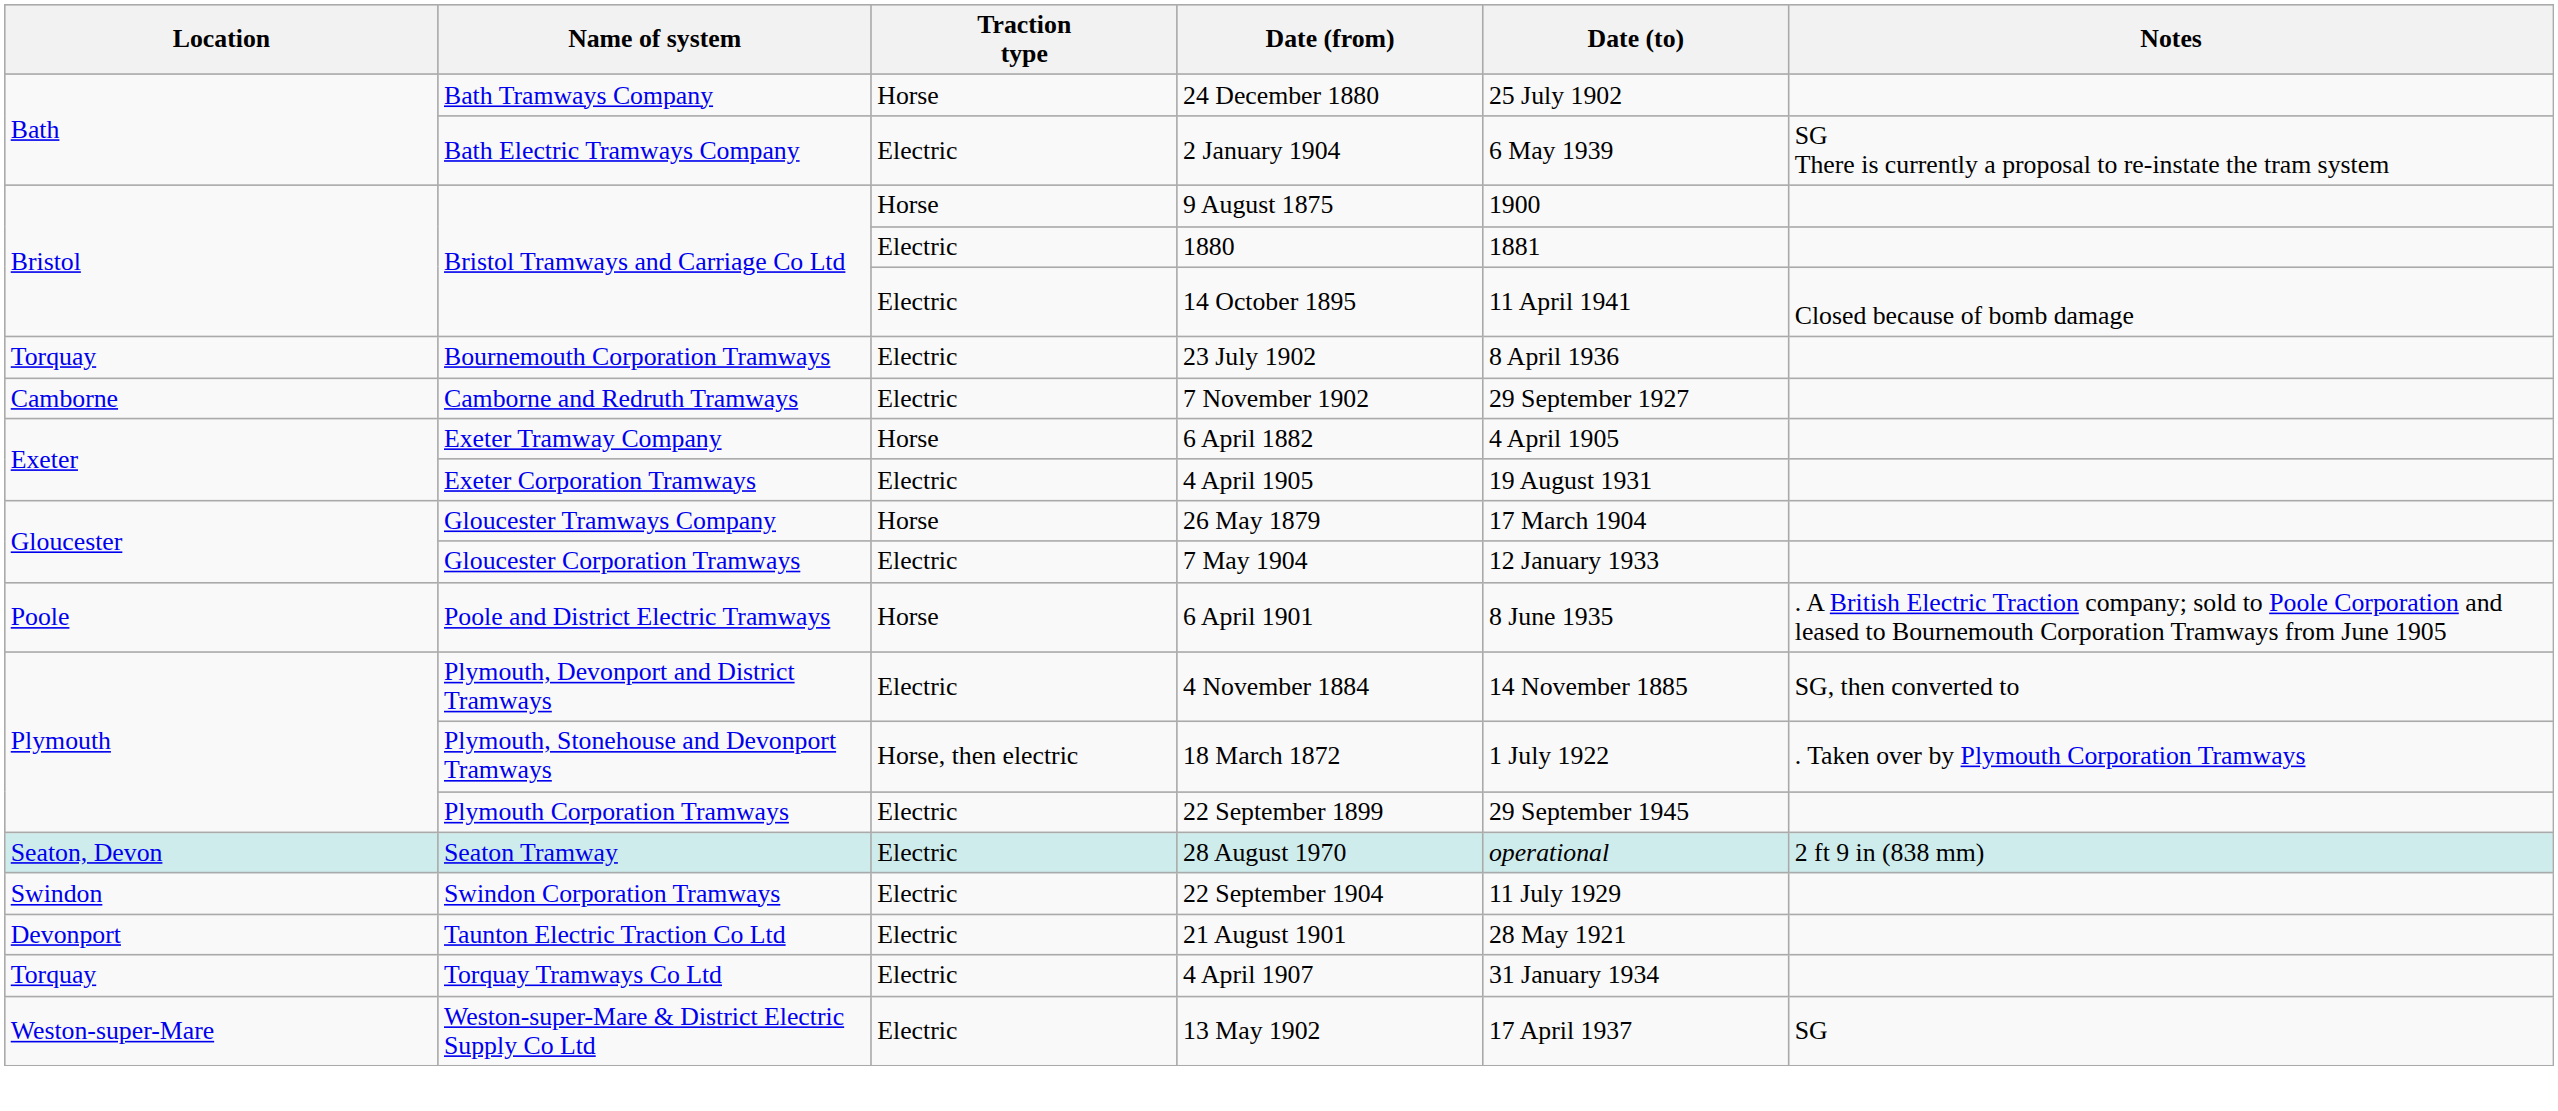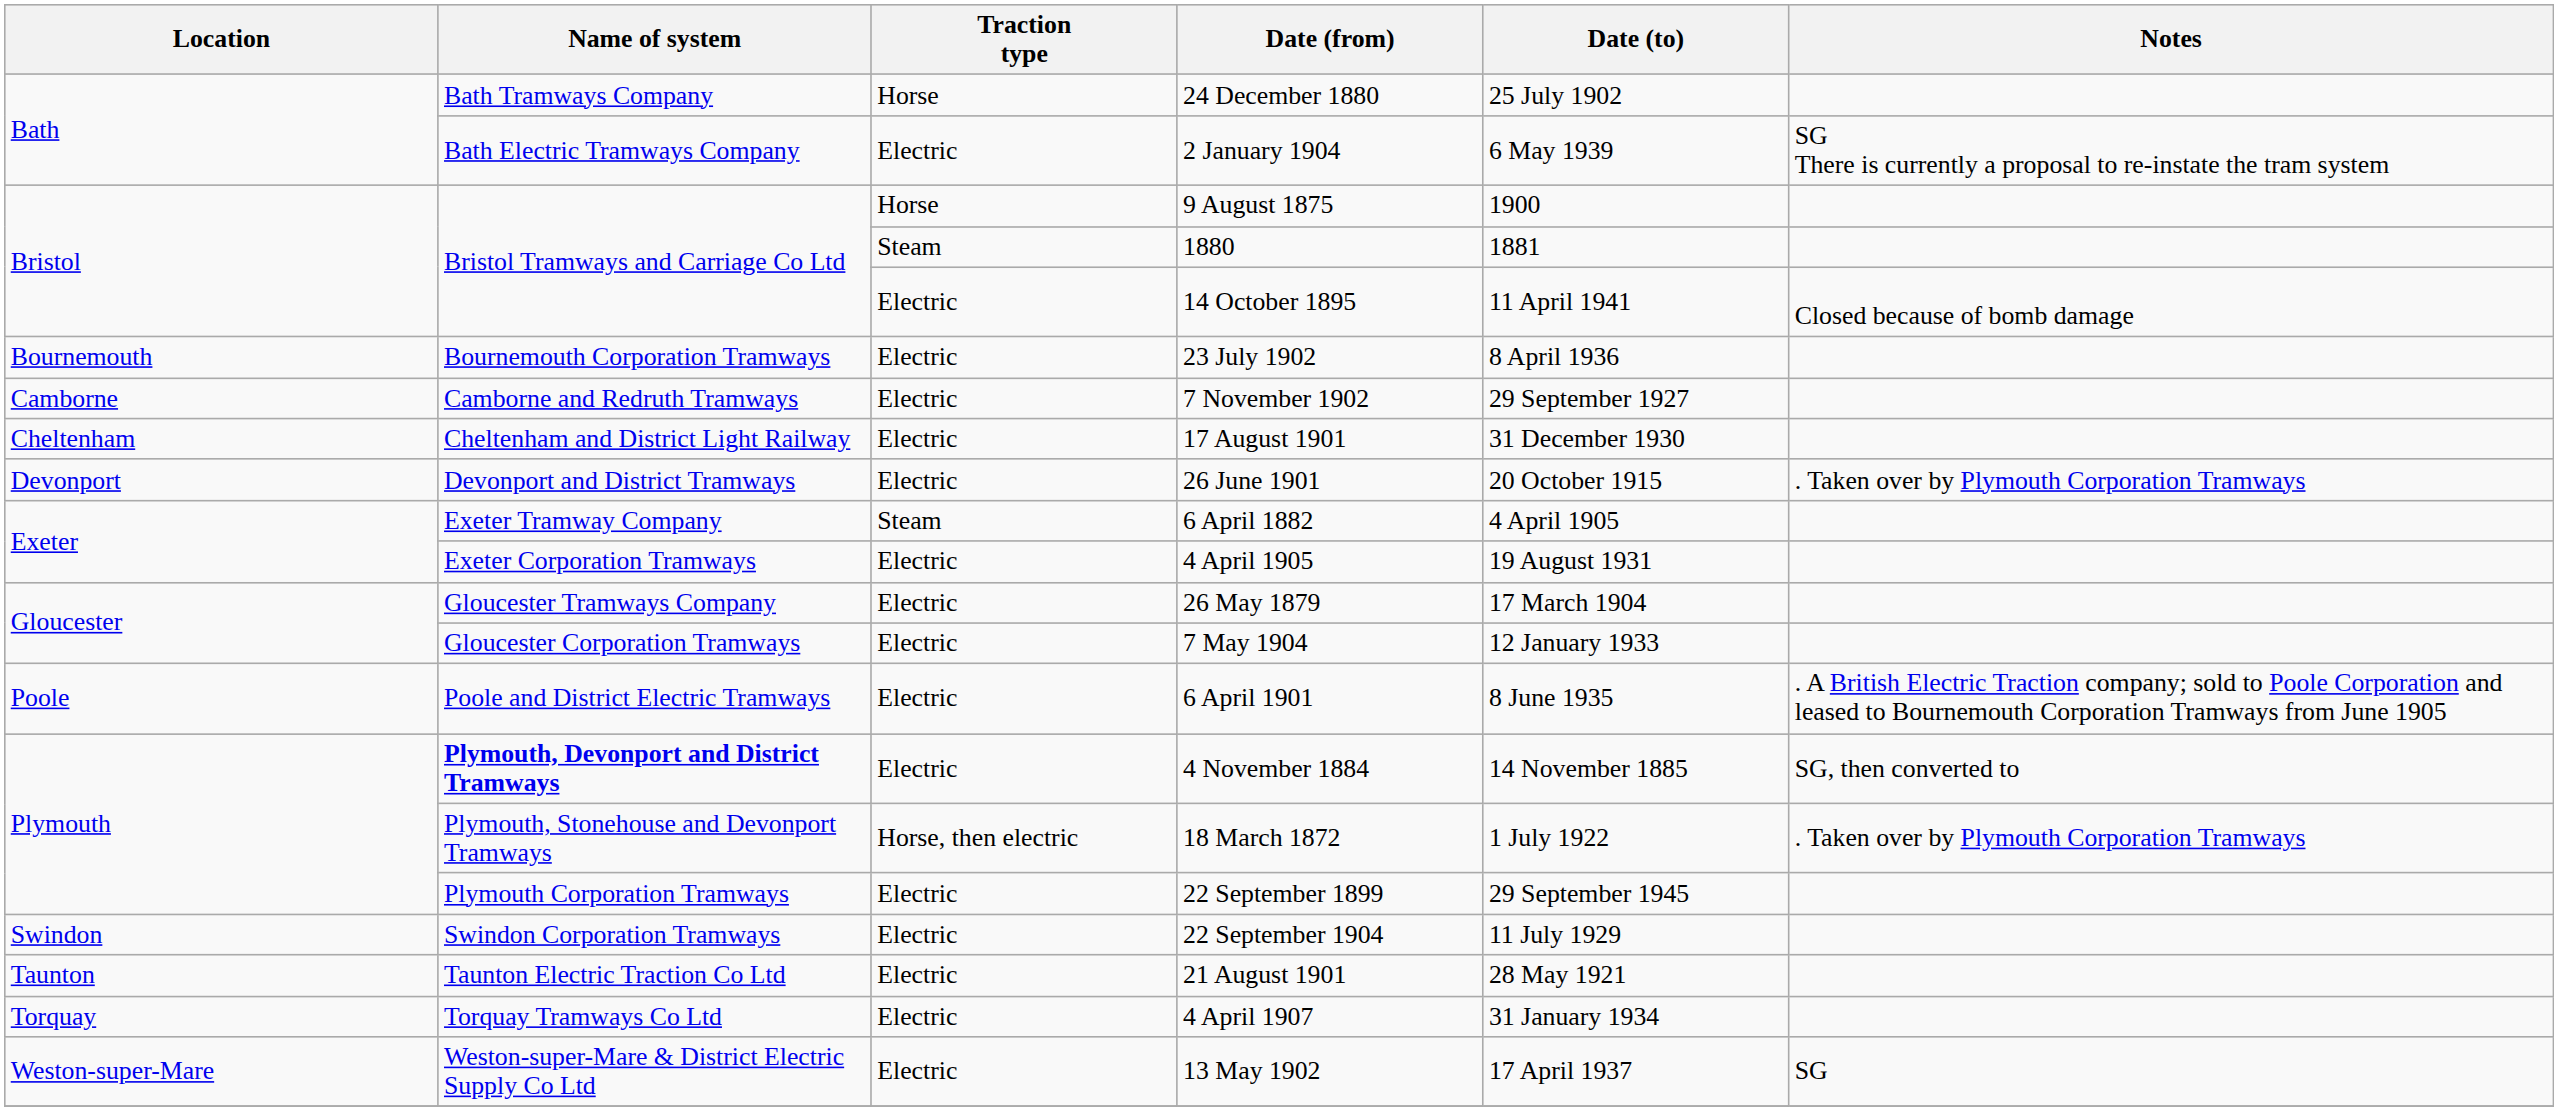(917, 246) Electric -> (909, 246) Steam
(53, 356) Torquay -> (82, 356) Bournemouth
+ row: (1265, 438)
+ row: (1252, 479)
(908, 438) Horse -> (909, 520) Steam
(908, 520) Horse -> (917, 602) Electric
(908, 616) Horse -> (917, 698) Electric
(619, 686) normal -> (631, 768) bold
- row: (1265, 852)
(66, 934) Devonport -> (53, 975) Taunton
